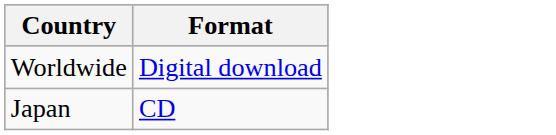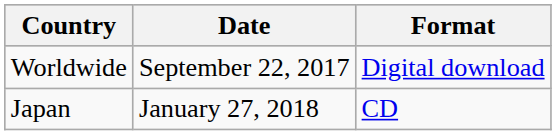+ column: (244, 25)
